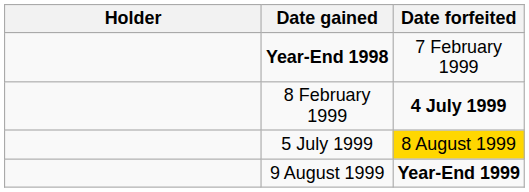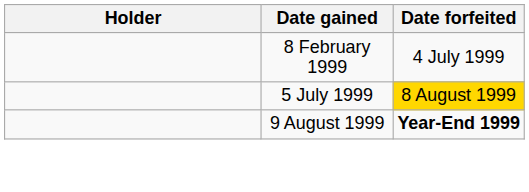- row: (327, 57)
(459, 105) bold -> (459, 57) normal
